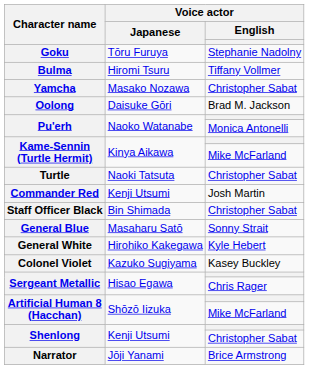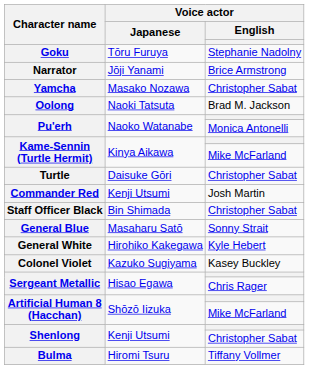rows swapped: (55, 70) <-> (55, 356)
(140, 105) Daisuke Gōri -> (141, 105) Naoki Tatsuta
(141, 175) Naoki Tatsuta -> (140, 175) Daisuke Gōri
